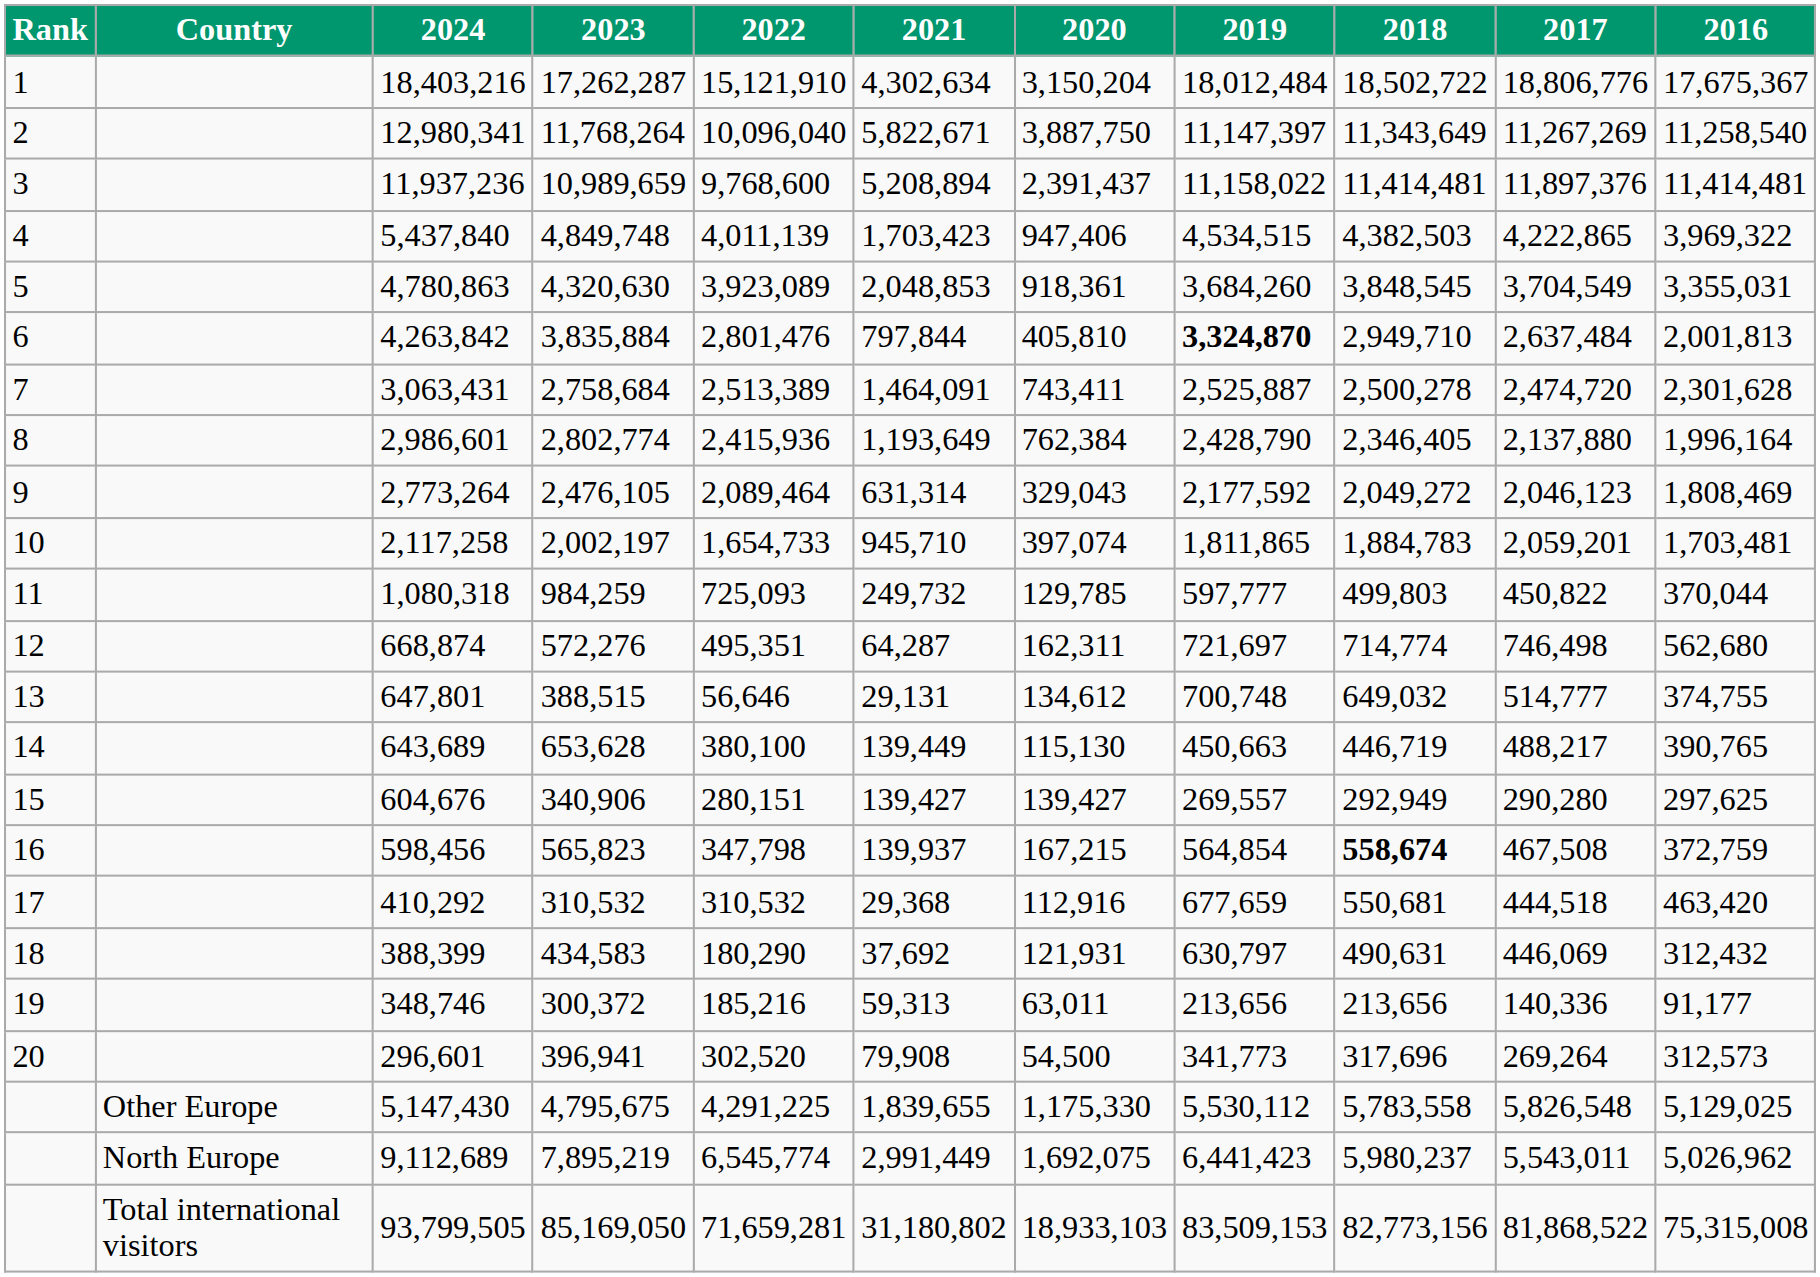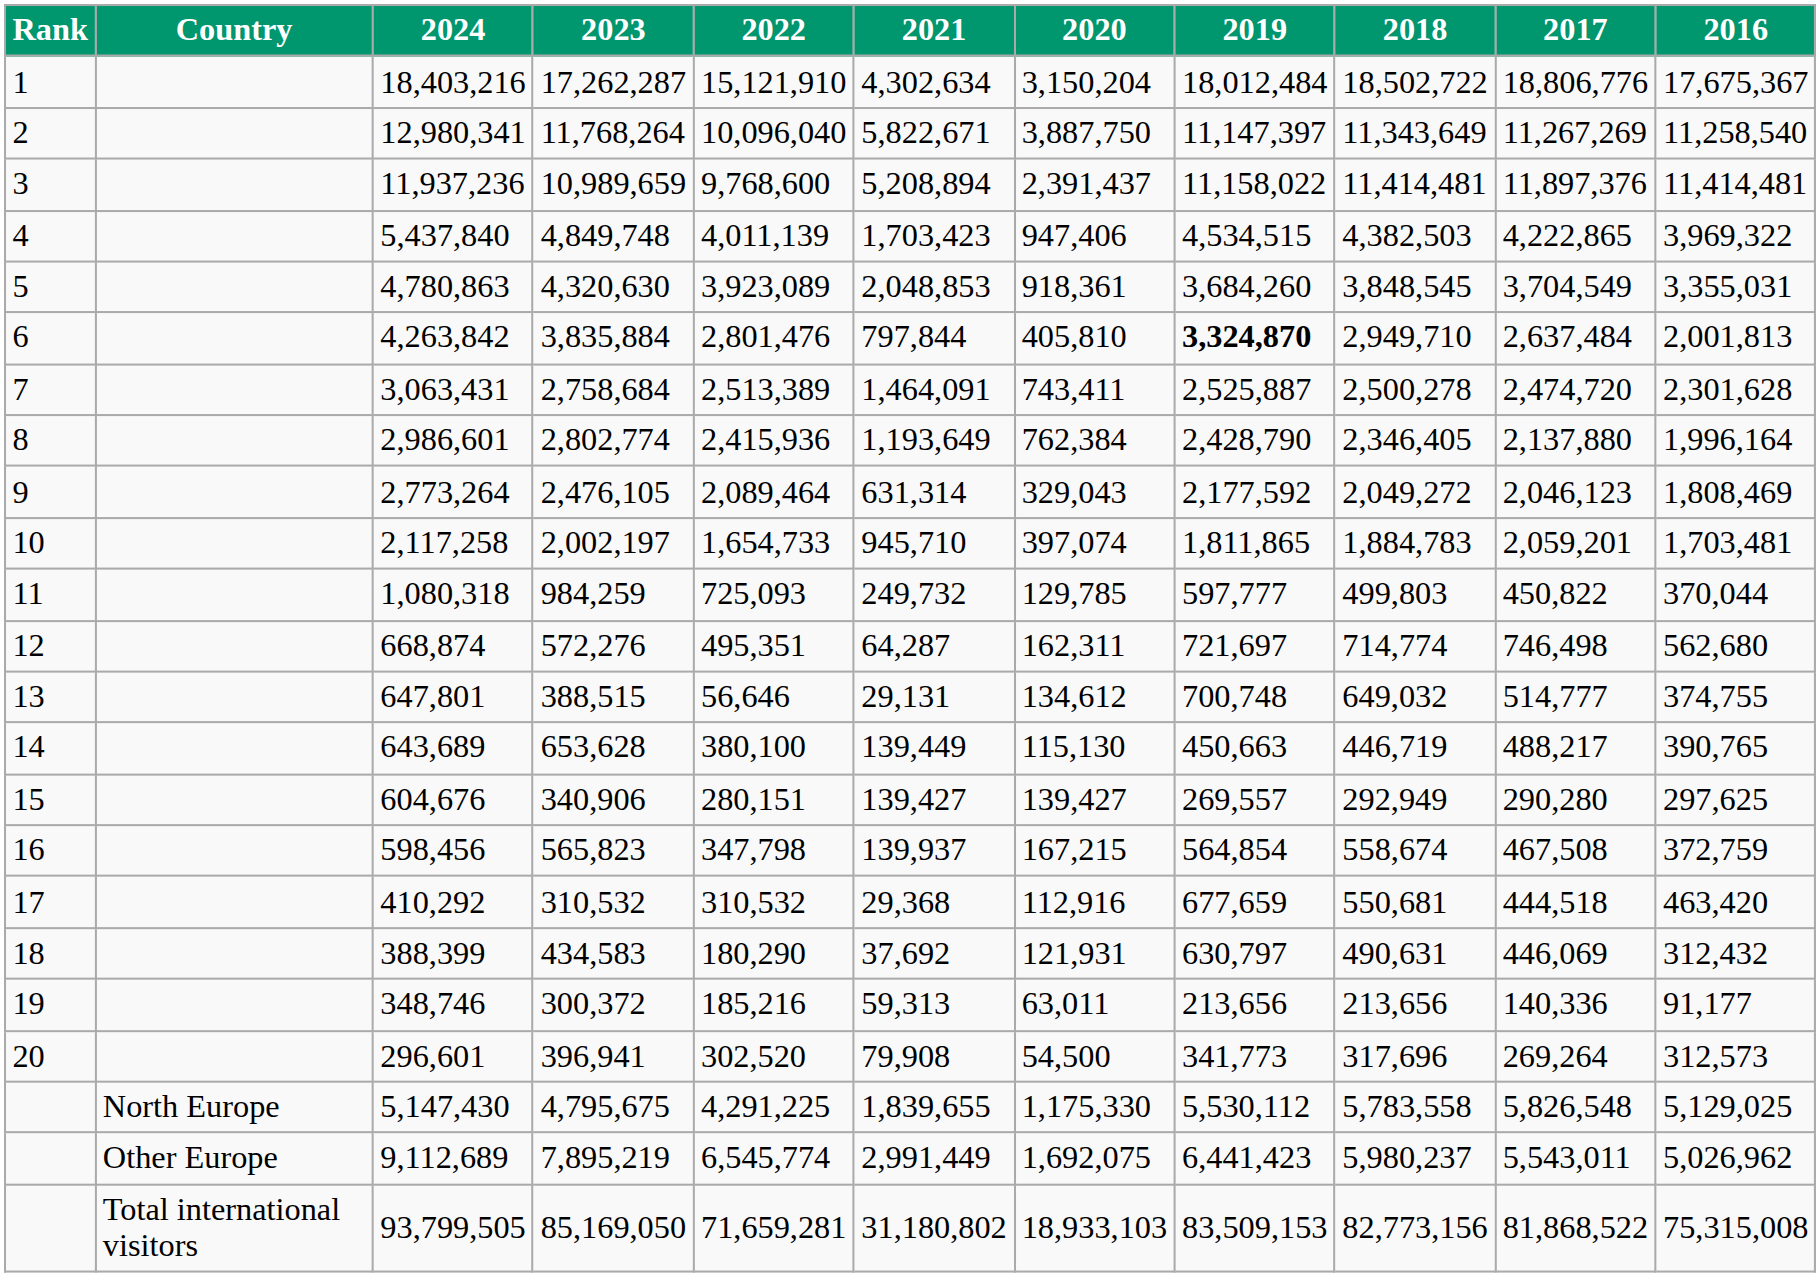(1395, 850) bold -> (1395, 850) normal
(190, 1106) Other Europe -> (191, 1106) North Europe
(191, 1157) North Europe -> (190, 1157) Other Europe
